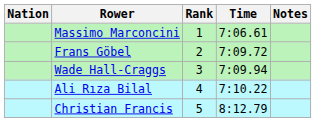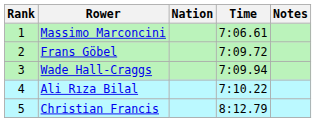columns swapped: (199, 14) <-> (28, 14)
